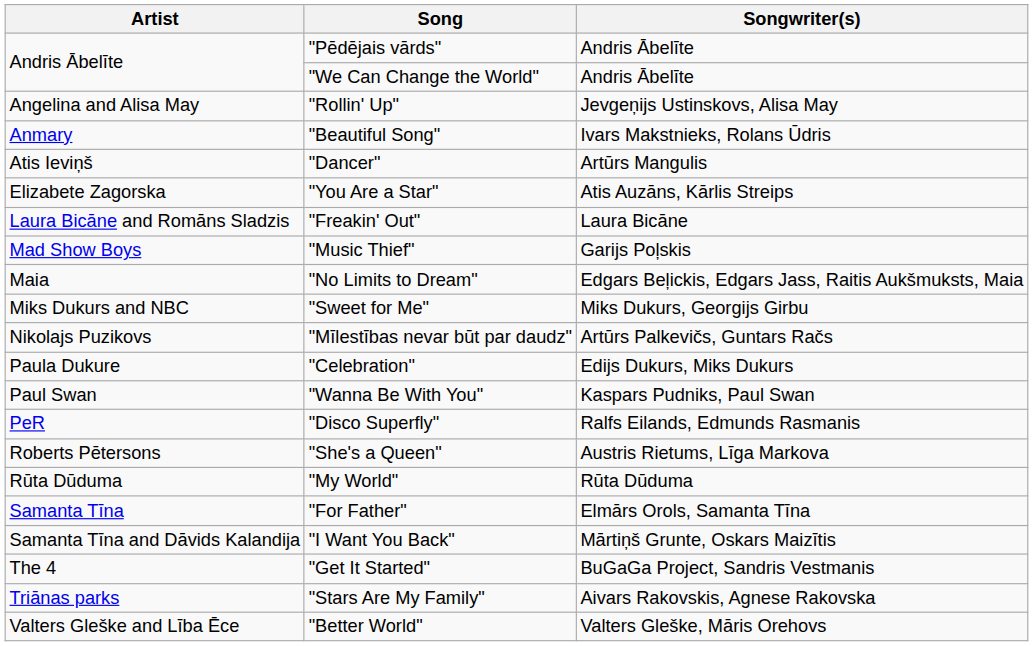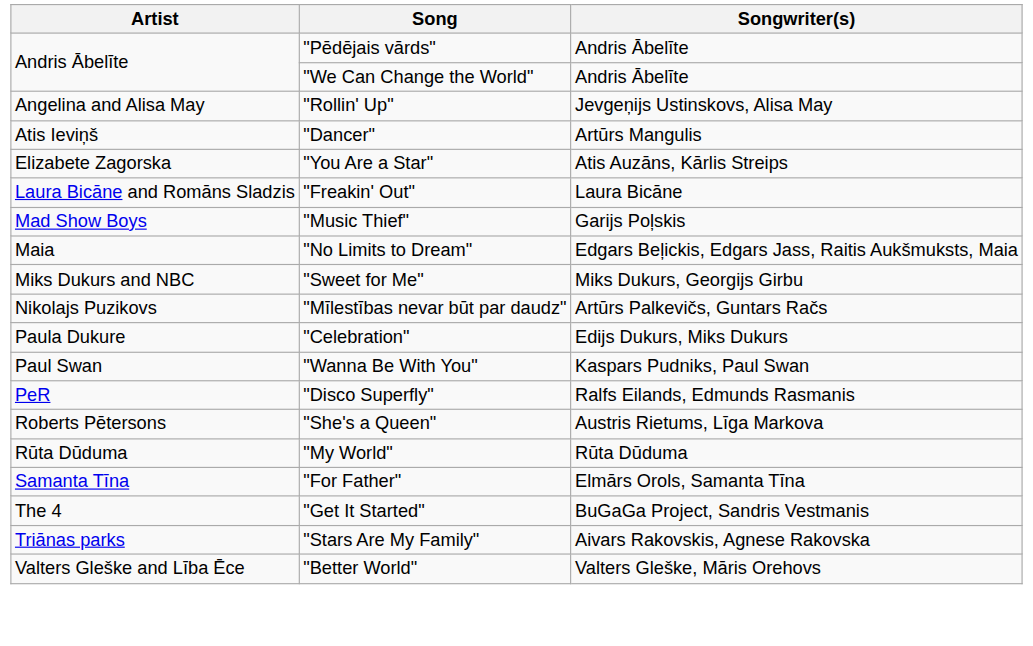- row: (374, 134)
- row: (382, 539)
